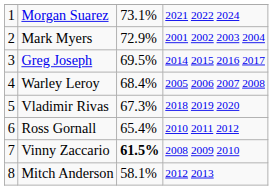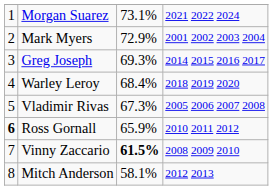(139, 60) 69.5% -> (139, 60) 69.3%
(215, 83) 2005 2006 2007 2008 -> (202, 83) 2018 2019 2020
(202, 106) 2018 2019 2020 -> (215, 106) 2005 2006 2007 2008
(11, 128) normal -> (11, 128) bold
(139, 128) 65.4% -> (139, 128) 65.9%
